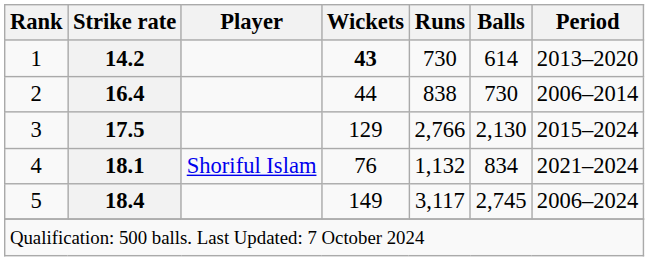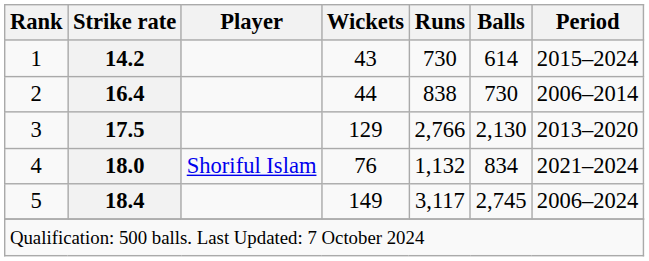(366, 58) bold -> (366, 58) normal
(588, 58) 2013–2020 -> (588, 58) 2015–2024
(588, 129) 2015–2024 -> (588, 129) 2013–2020
(125, 165) 18.1 -> (125, 165) 18.0
